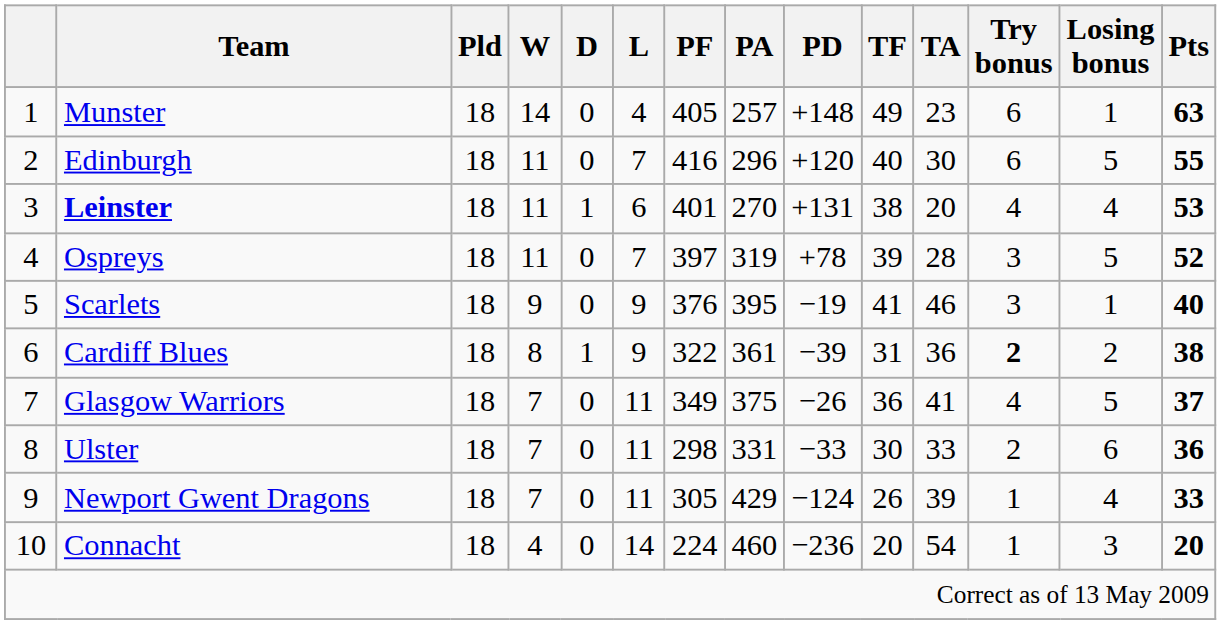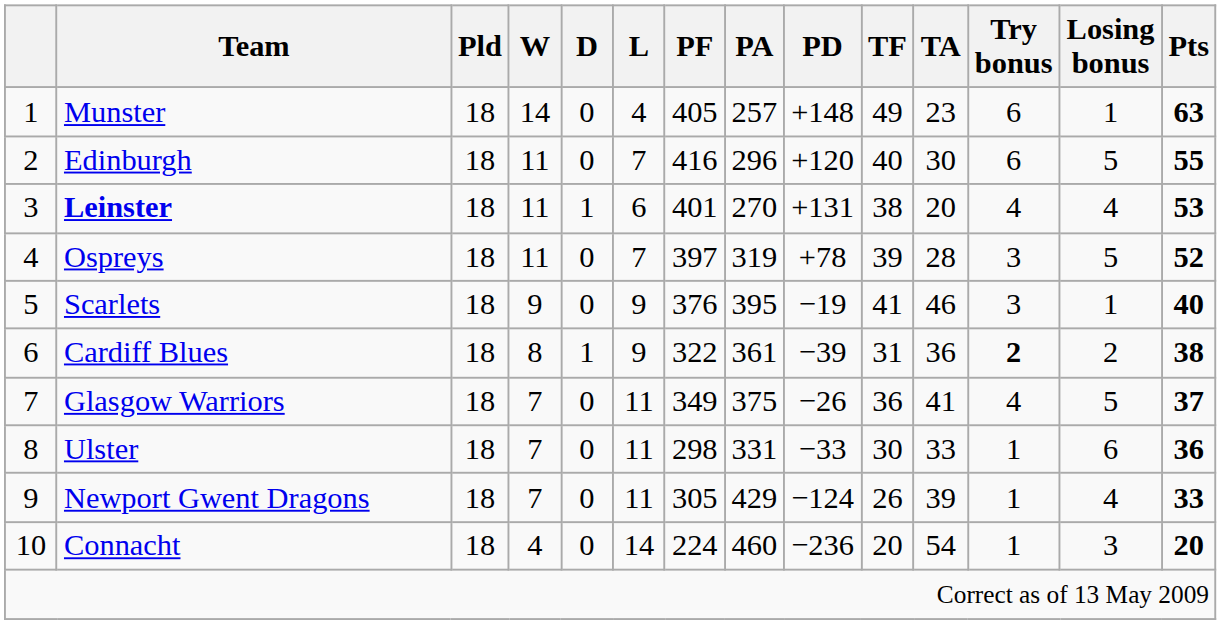(1014, 448) 2 -> (1014, 448) 1
